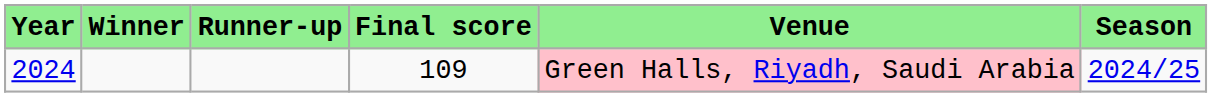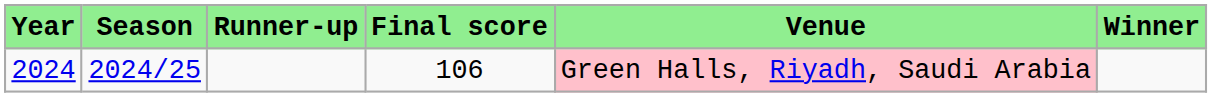columns swapped: (137, 27) <-> (1144, 27)
(443, 70) 109 -> (459, 70) 106
